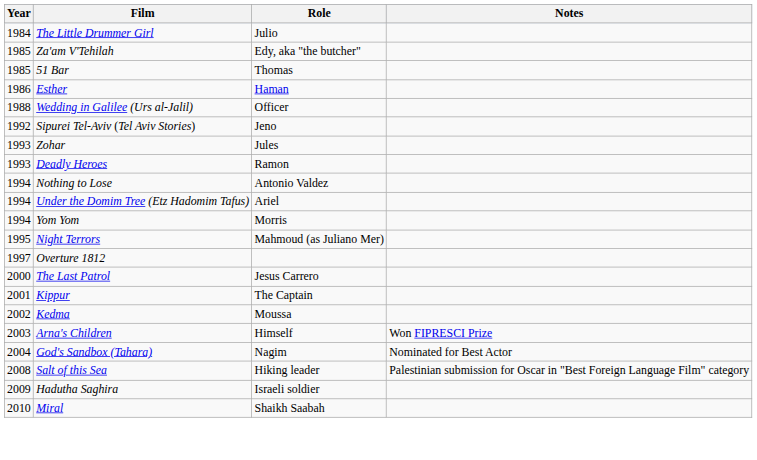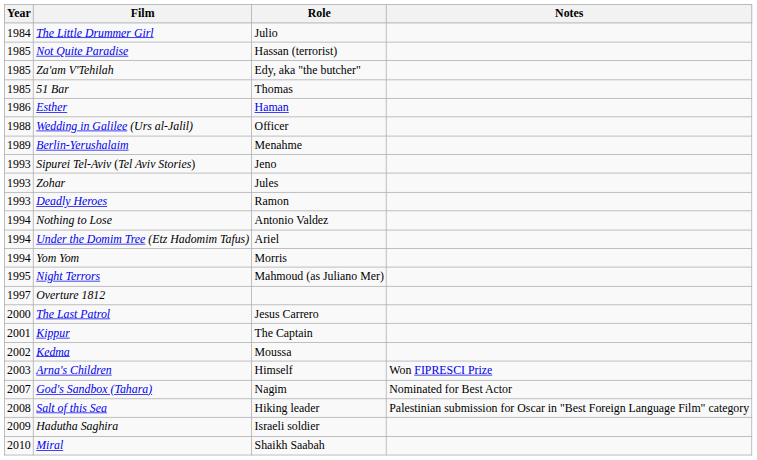+ row: (82, 51)
+ row: (82, 145)
(19, 126) 1992 -> (19, 164) 1993
(19, 351) 2004 -> (19, 389) 2007
